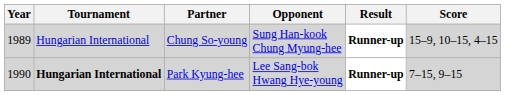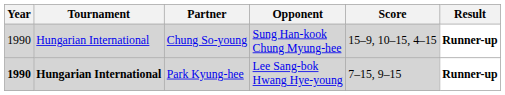columns swapped: (453, 14) <-> (376, 14)
(19, 41) 1989 -> (19, 41) 1990
(19, 74) normal -> (19, 74) bold
